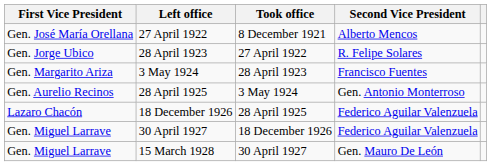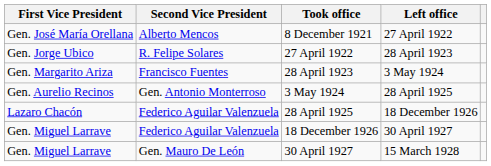columns swapped: (408, 14) <-> (186, 14)
